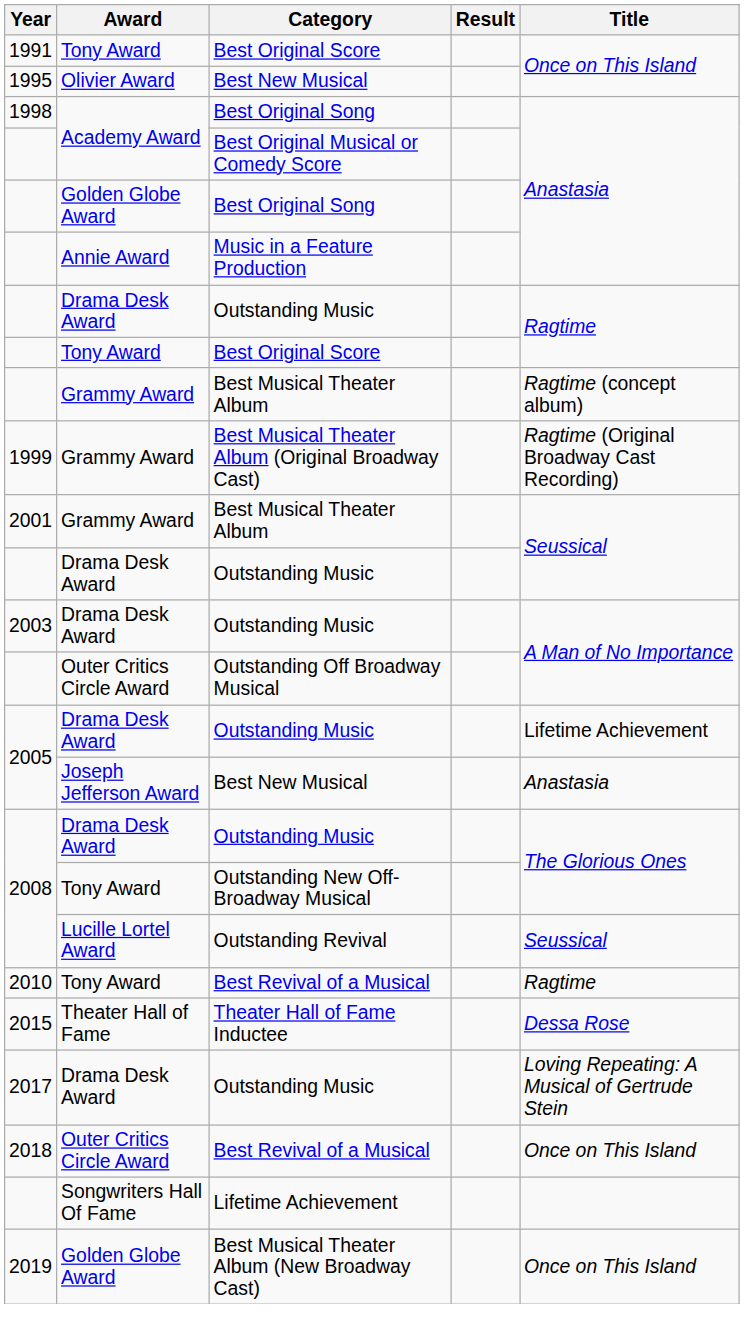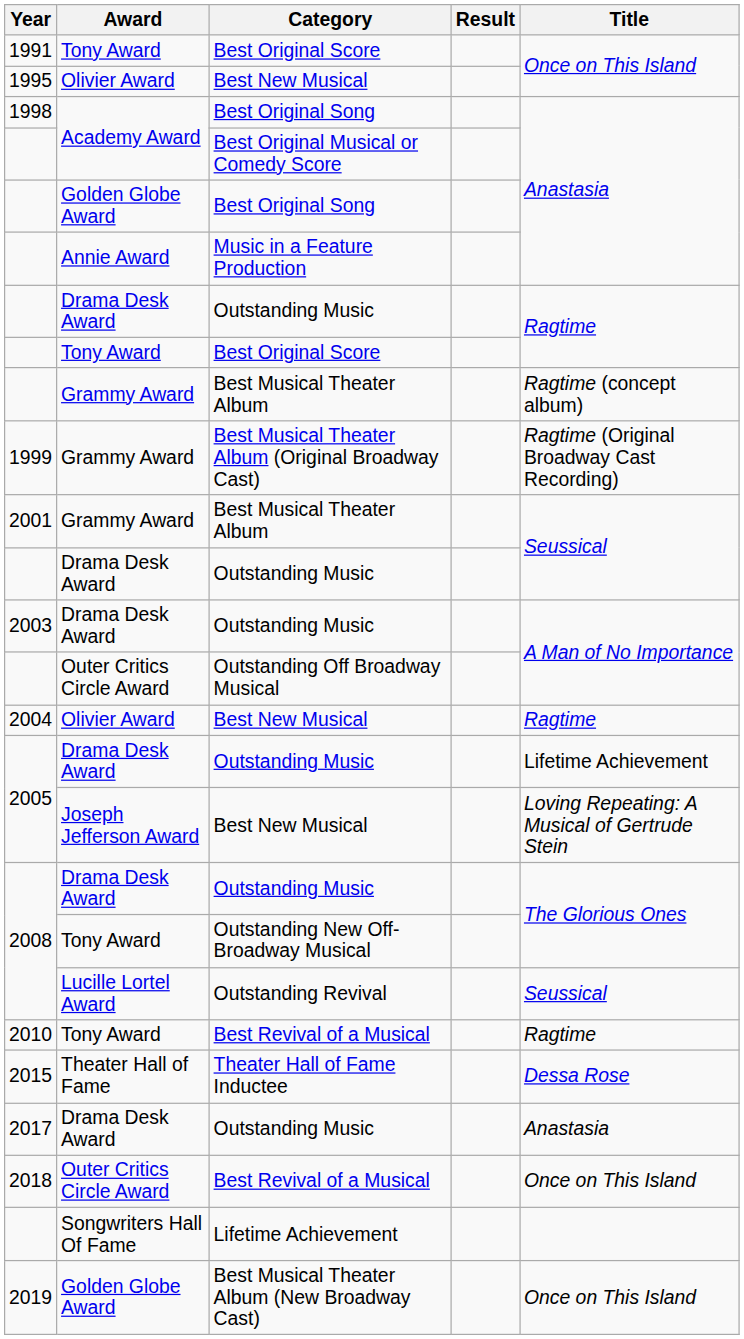+ row: (31, 719)
(566, 783) Anastasia -> (610, 824) Loving Repeating: A Musical of Gertrude Stein
(610, 1087) Loving Repeating: A Musical of Gertrude Stein -> (566, 1128) Anastasia
